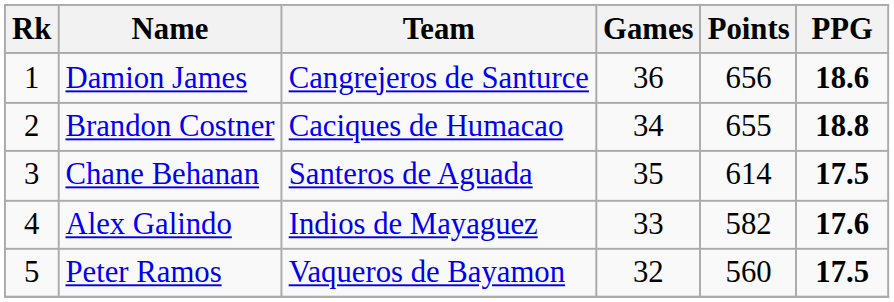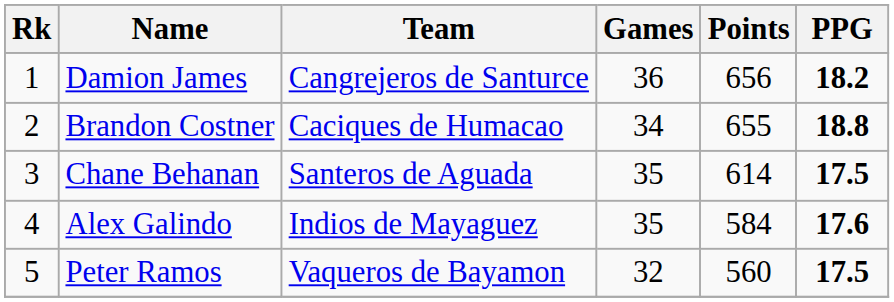(842, 77) 18.6 -> (842, 77) 18.2
(648, 223) 33 -> (648, 223) 35
(749, 223) 582 -> (749, 223) 584
